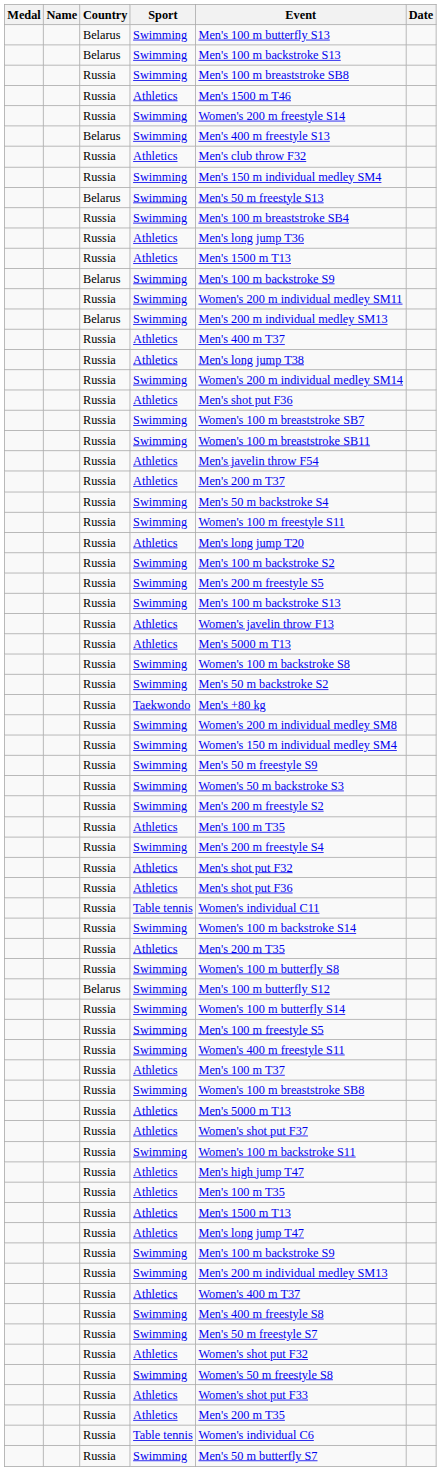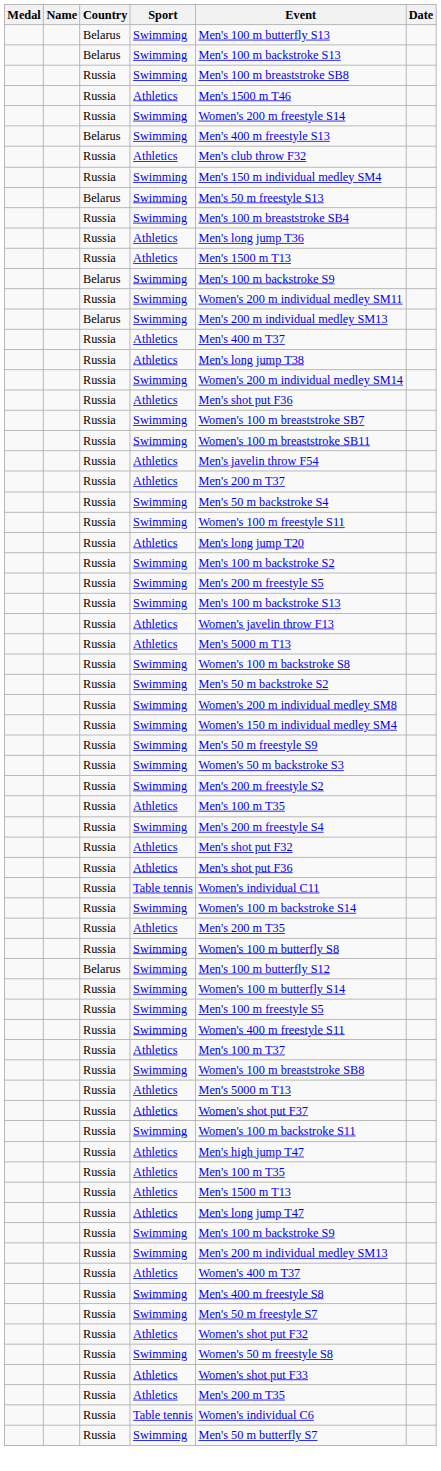- row: (99, 705)
